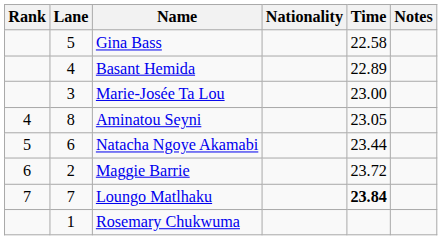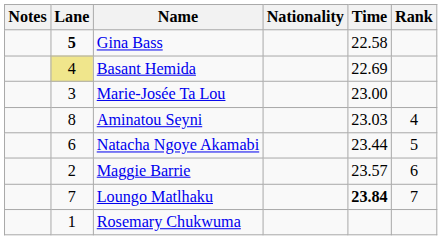columns swapped: (27, 17) <-> (414, 17)
(71, 42) normal -> (72, 42) bold
(71, 68) no background -> (72, 68) khaki background
(369, 68) 22.89 -> (369, 68) 22.69
(369, 119) 23.05 -> (369, 119) 23.03
(369, 171) 23.72 -> (369, 171) 23.57
